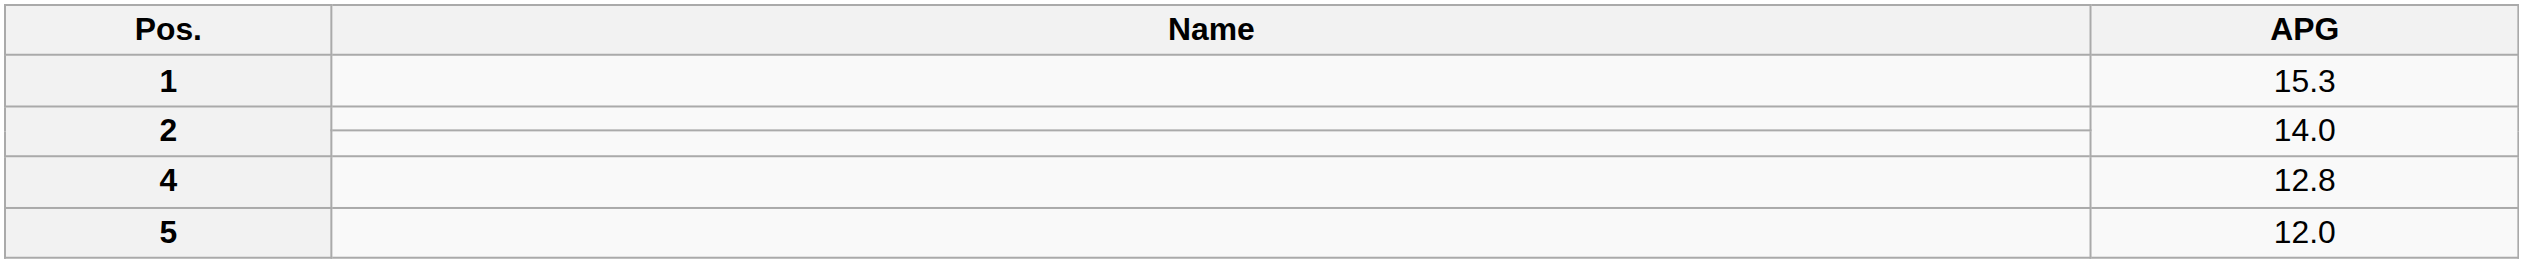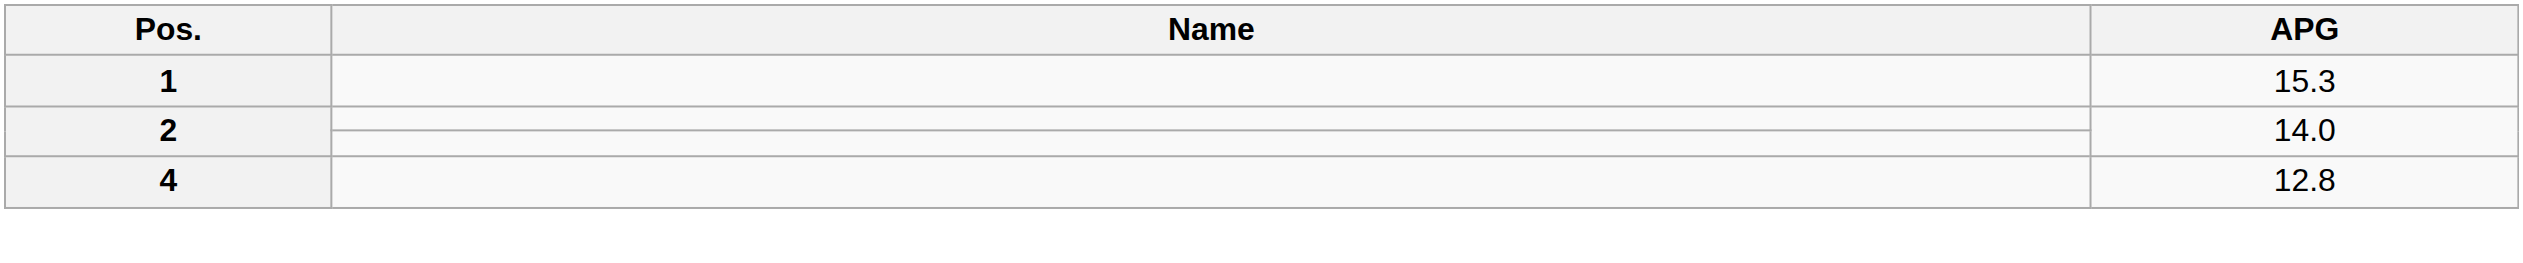- row: (168, 231)
